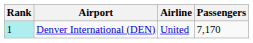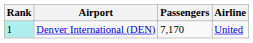columns swapped: (221, 12) <-> (176, 12)
